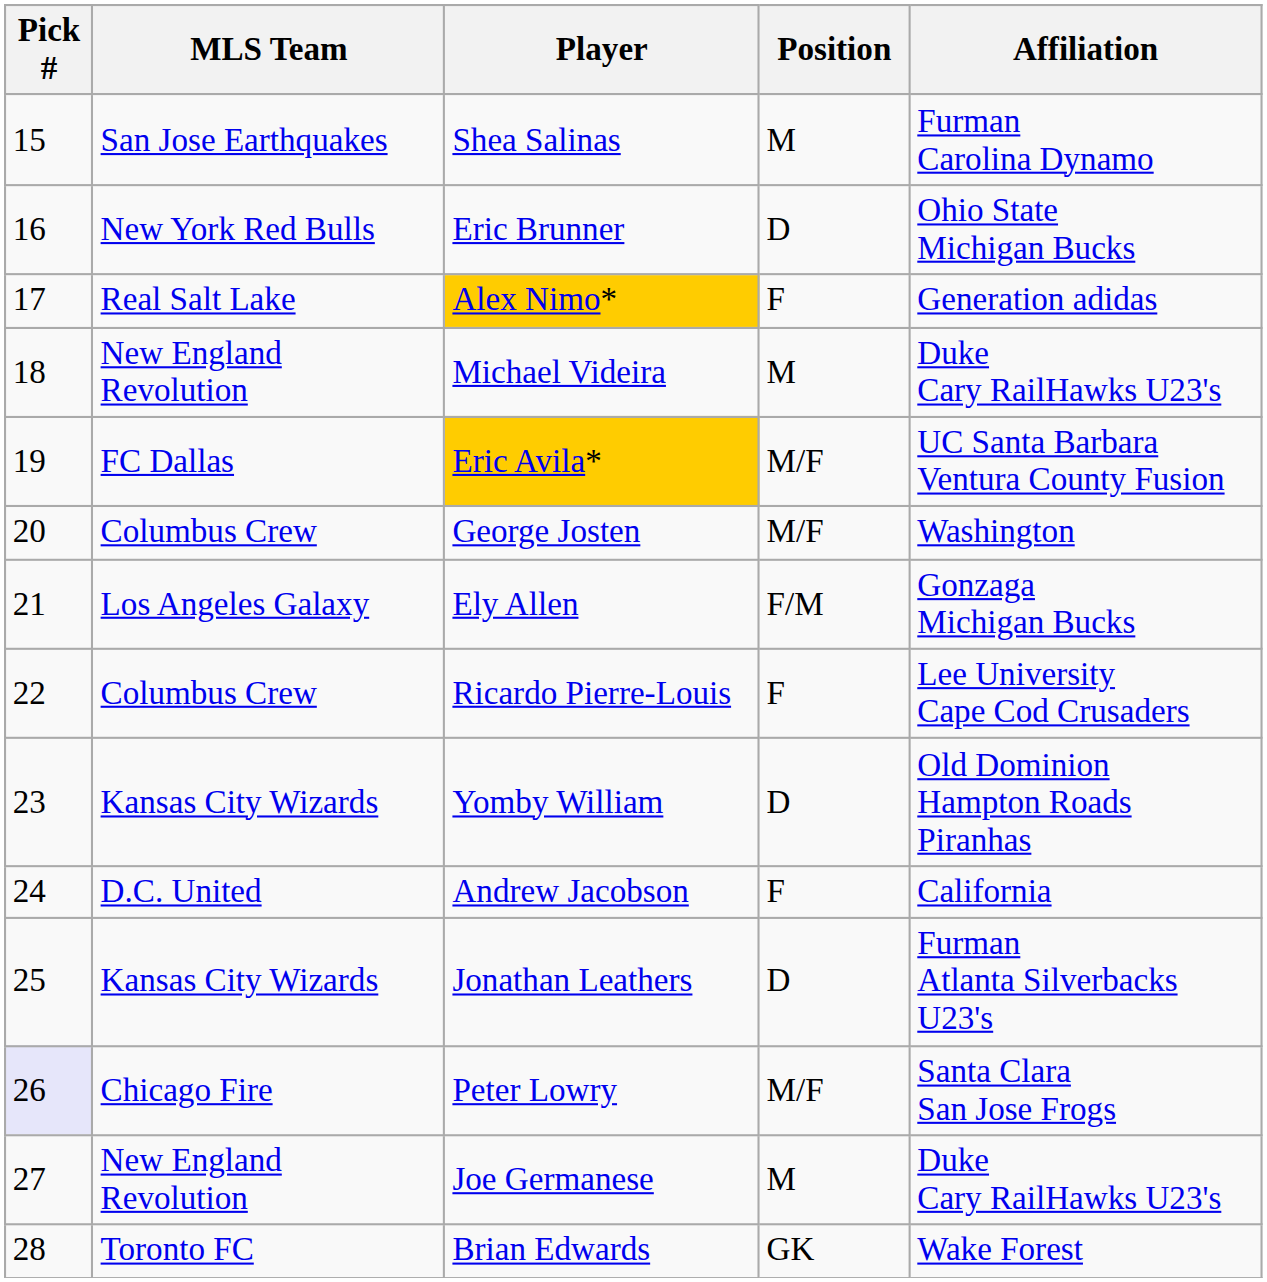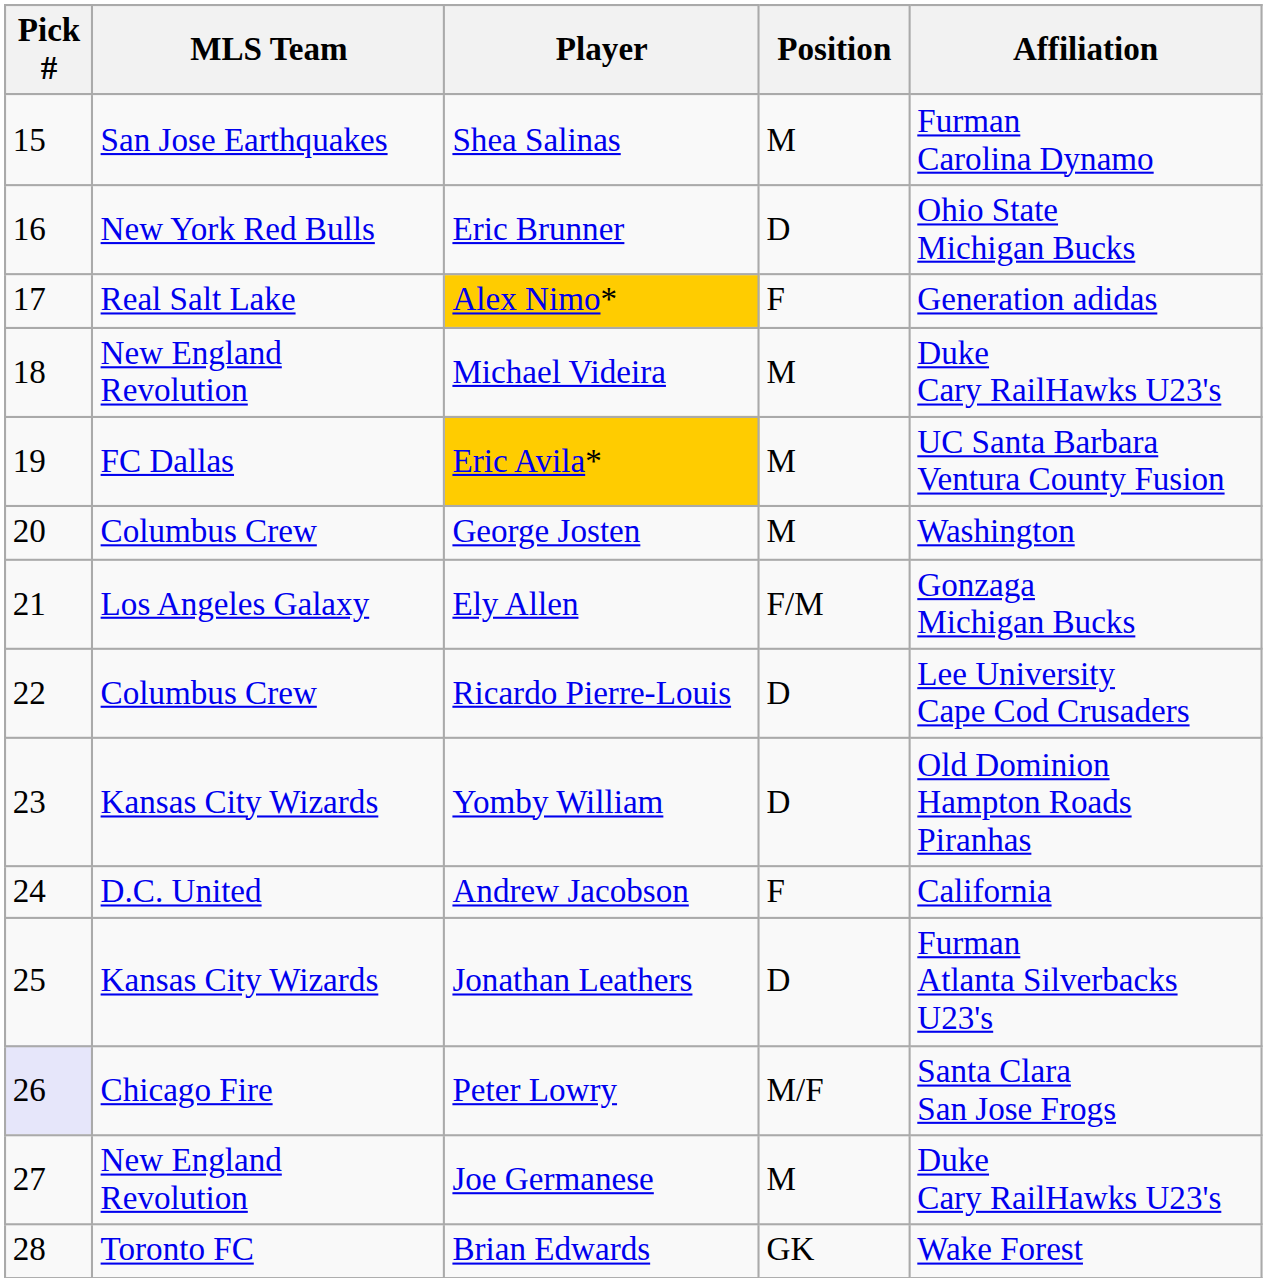(795, 461) M/F -> (781, 461) M
(795, 532) M/F -> (781, 532) M
(776, 693) F -> (779, 693) D
